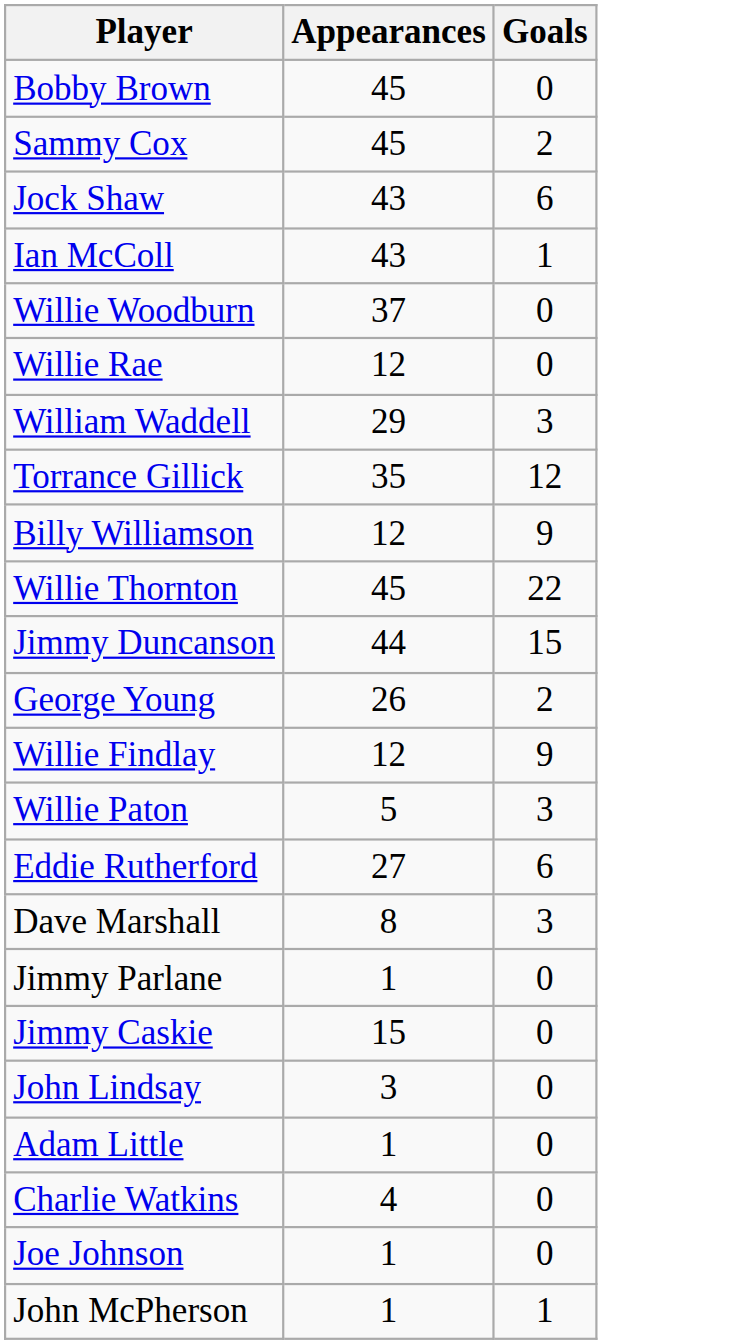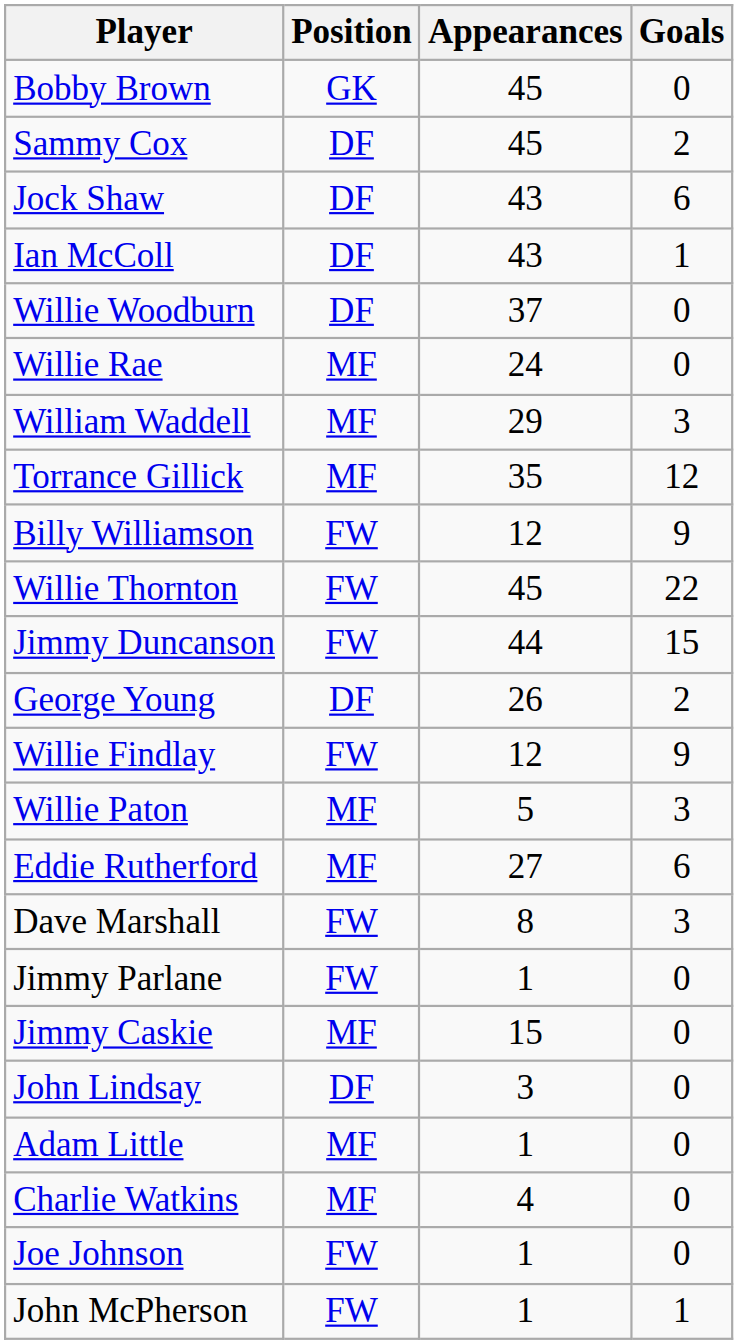+ column: (351, 32)
(388, 365) 12 -> (525, 365) 24
